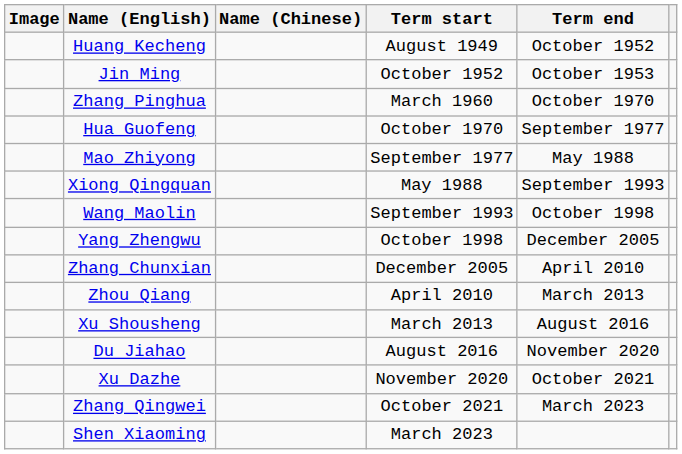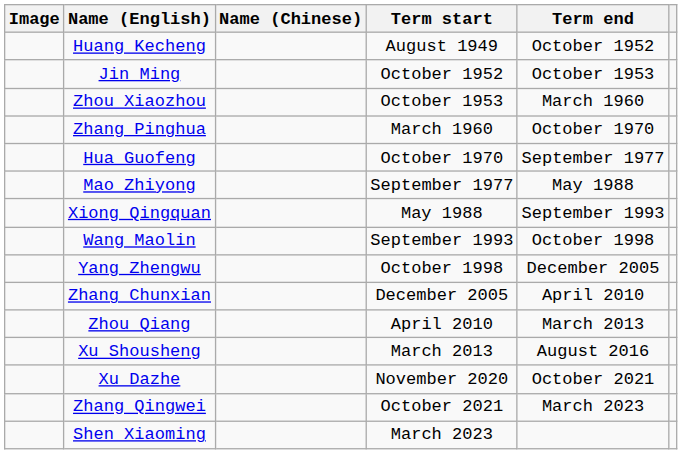+ row: (139, 102)
- row: (139, 352)
